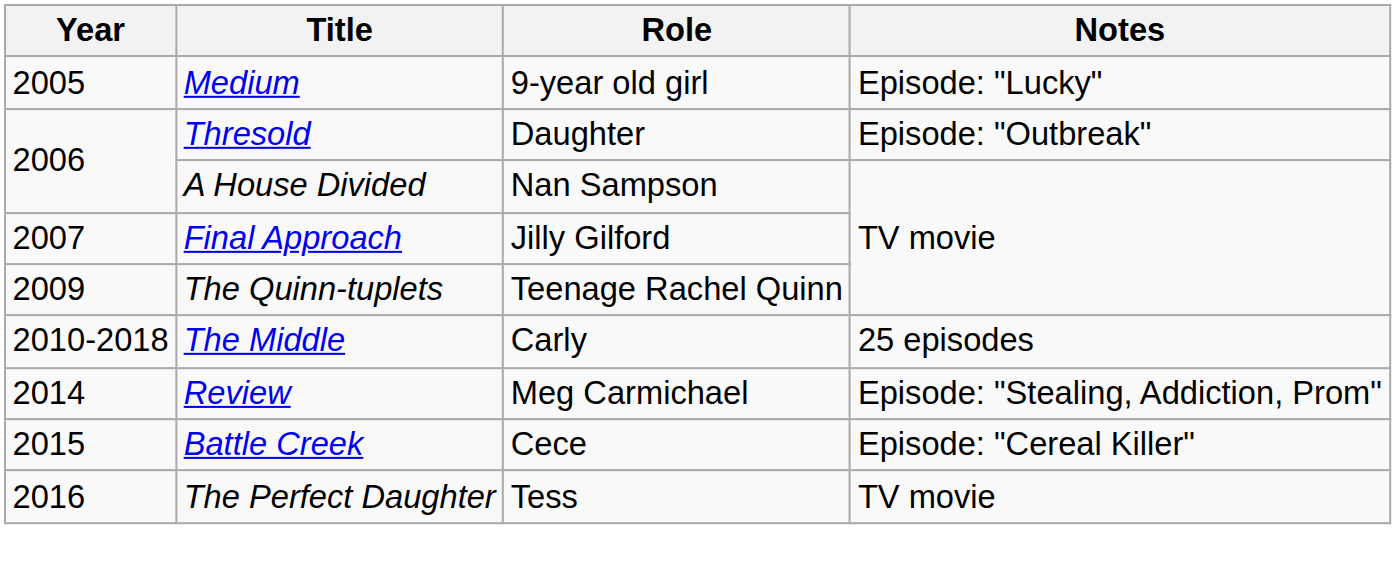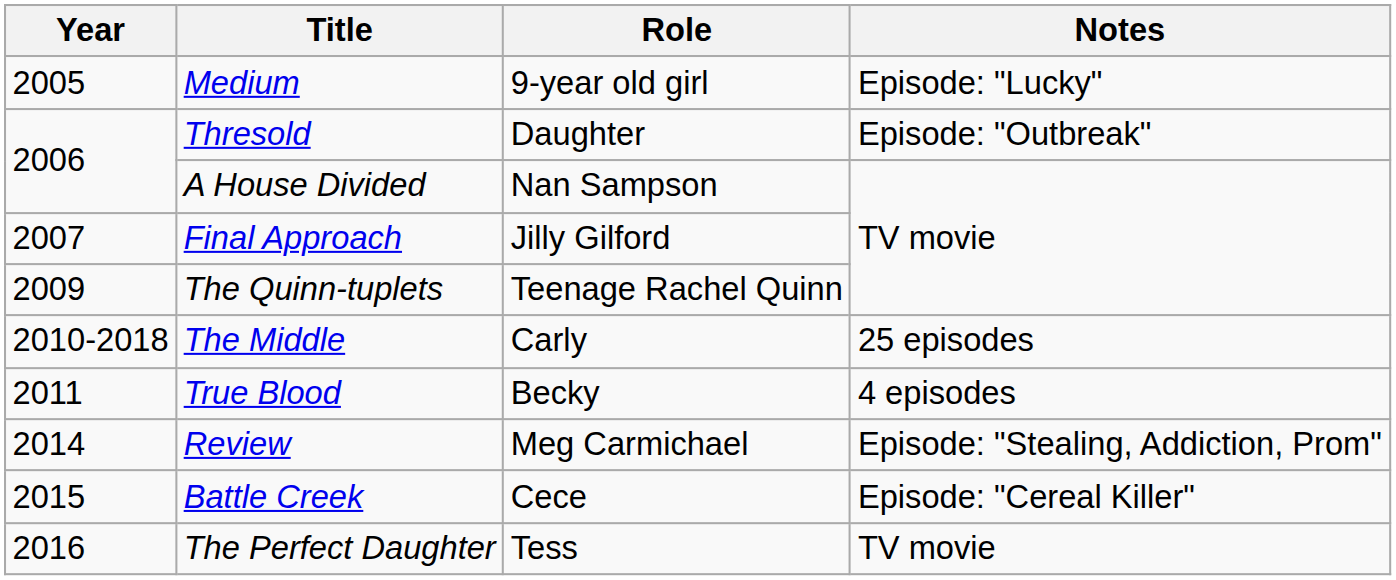+ row: (262, 392)
